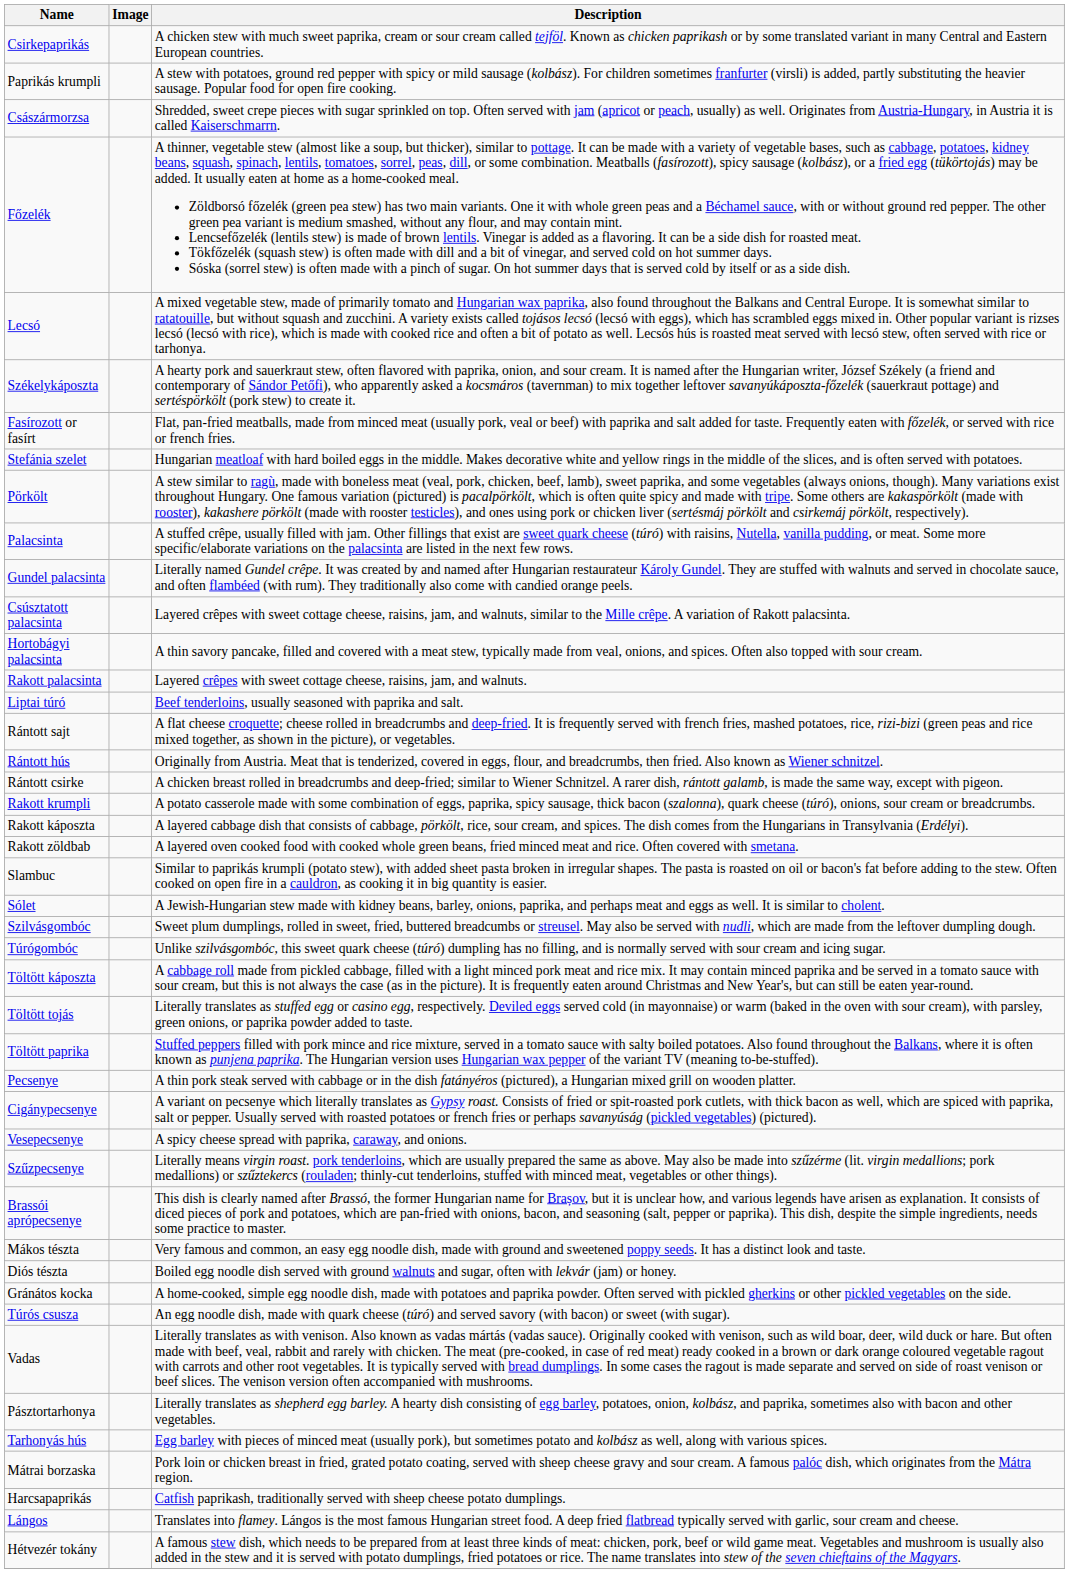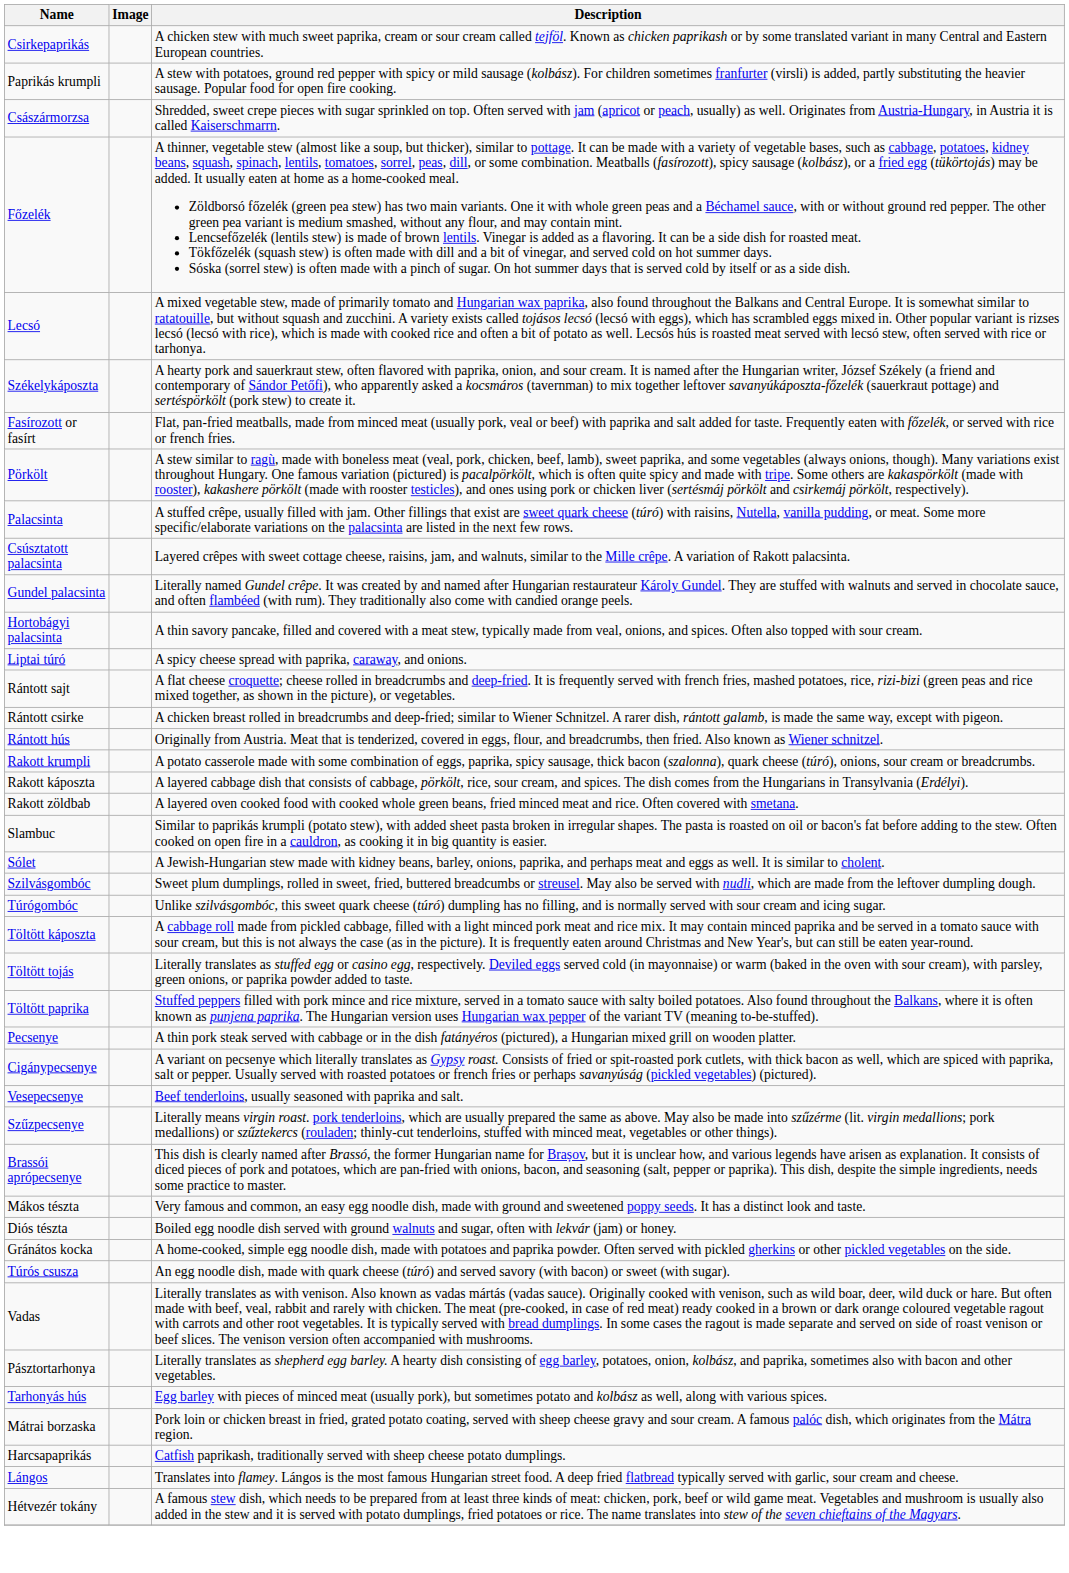- row: (47, 459)
rows swapped: (38, 614) <-> (56, 578)
- row: (55, 681)
(309, 702) Beef tenderloins, usually seasoned with paprika and salt. -> (311, 659) A spicy cheese spread with paprika, caraway, and onions.
rows swapped: (39, 761) <-> (46, 782)
(311, 1139) A spicy cheese spread with paprika, caraway, and onions. -> (309, 1096) Beef tenderloins, usually seasoned with paprika and salt.
